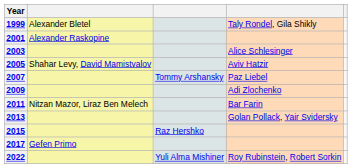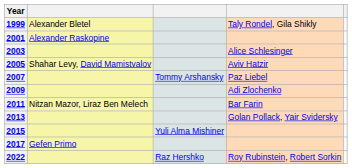(180, 130) Raz Hershko -> (190, 130) Yuli Alma Mishiner
(190, 157) Yuli Alma Mishiner -> (180, 157) Raz Hershko
